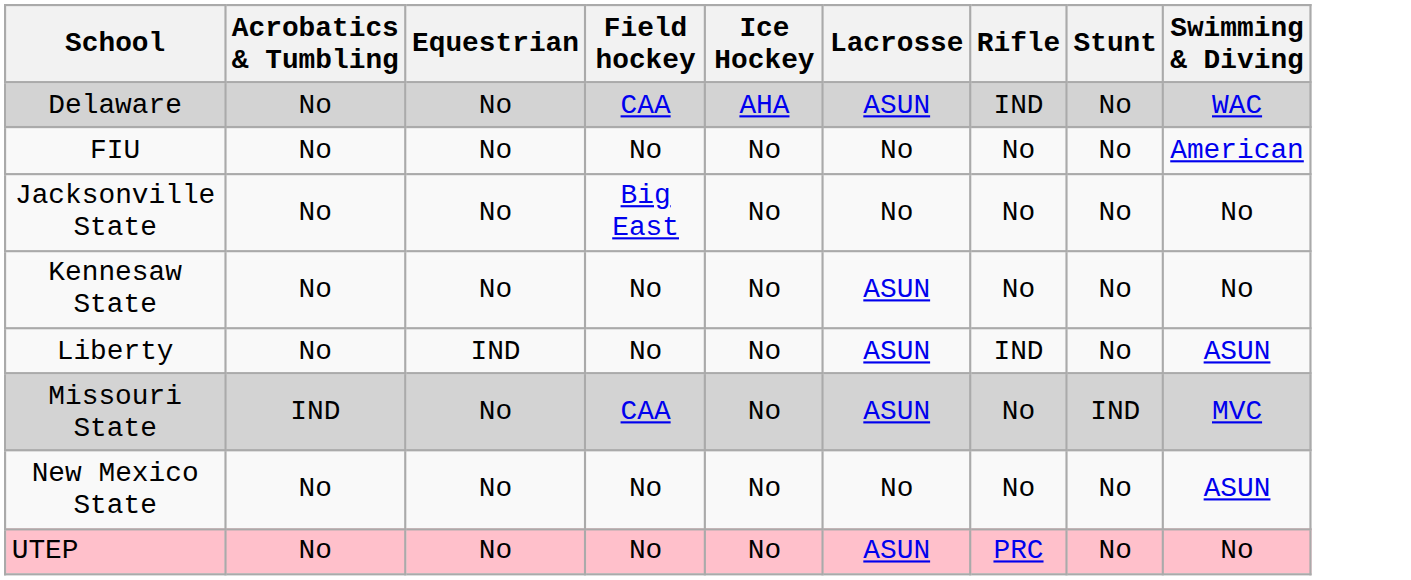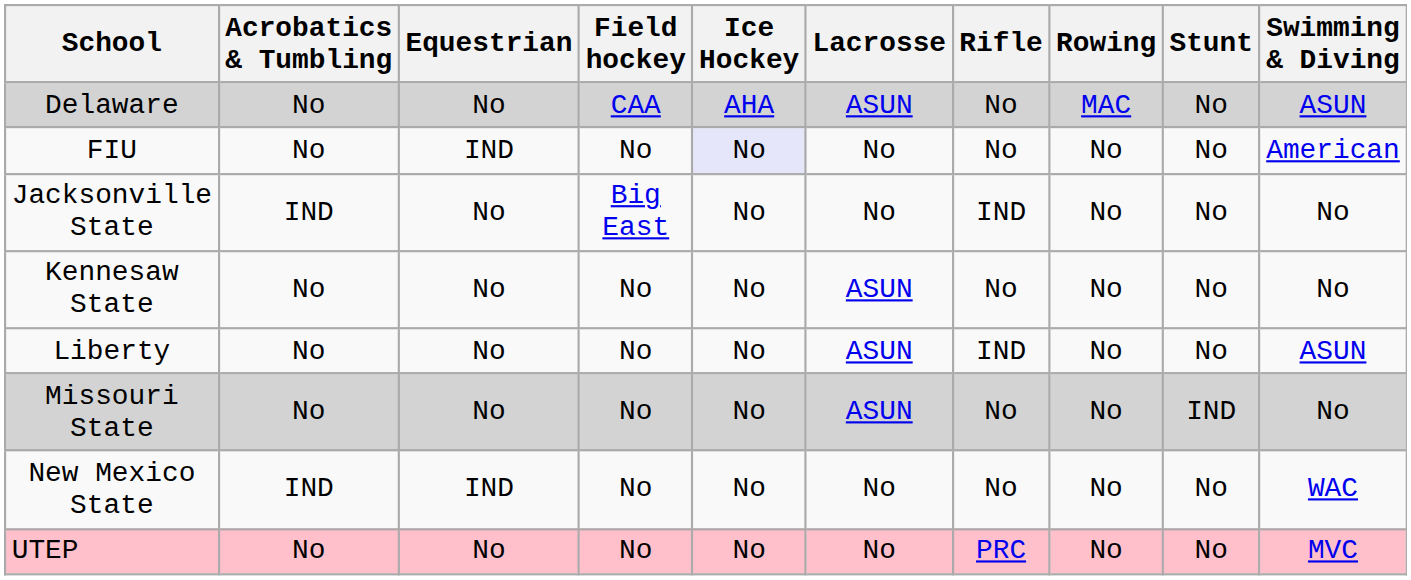+ column: (1106, 44)
(1018, 105) IND -> (1001, 105) No
(1237, 105) WAC -> (1333, 105) ASUN
(496, 151) No -> (489, 151) IND
(764, 151) no background -> (749, 151) lavender background
(315, 212) No -> (309, 212) IND
(1019, 212) No -> (1001, 212) IND
(495, 351) IND -> (489, 351) No
(315, 412) IND -> (309, 412) No
(646, 412) CAA -> (636, 412) No
(1237, 412) MVC -> (1333, 412) No
(315, 490) No -> (309, 490) IND
(496, 490) No -> (489, 490) IND
(1237, 490) ASUN -> (1333, 490) WAC
(897, 551) ASUN -> (879, 551) No
(1237, 551) No -> (1333, 551) MVC
